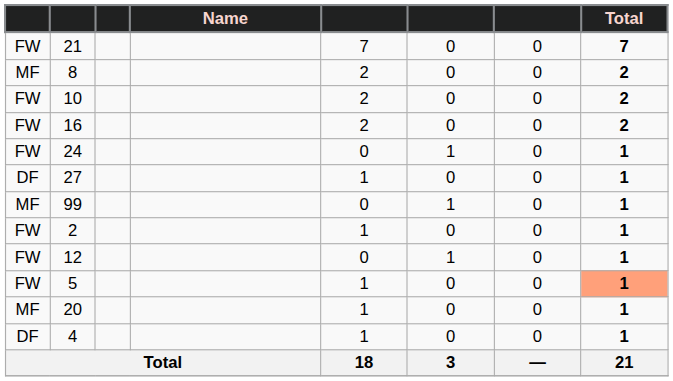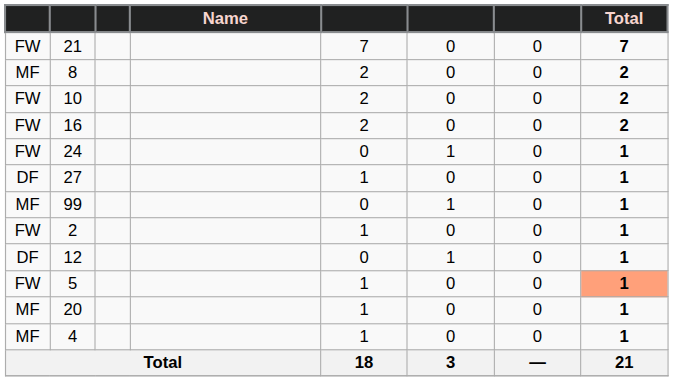(28, 257) FW -> (28, 257) DF
(28, 336) DF -> (28, 336) MF
